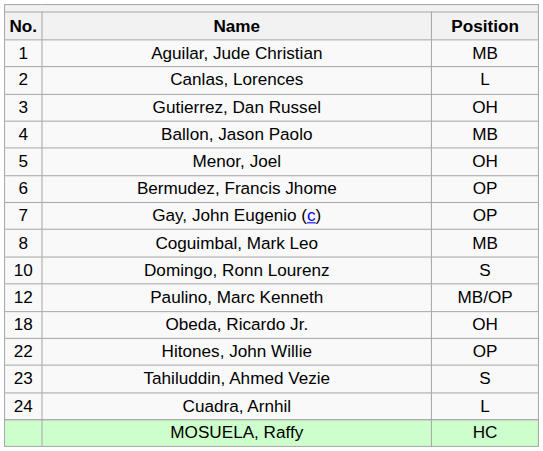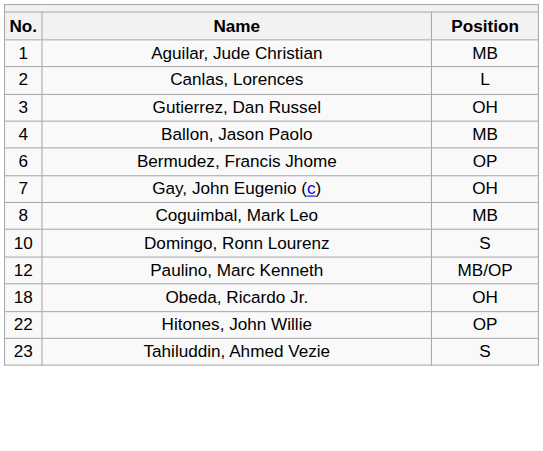- row: (237, 161)
(485, 216) OP -> (485, 188) OH
- row: (237, 406)
- row: (237, 433)
